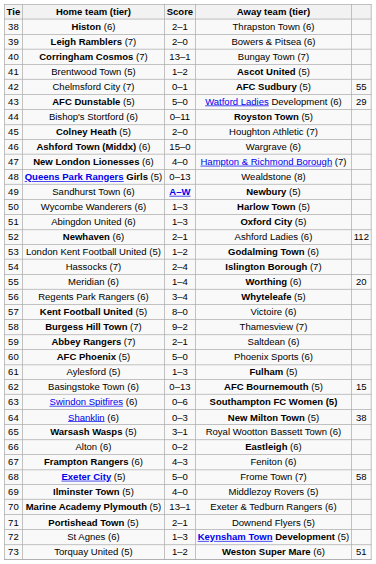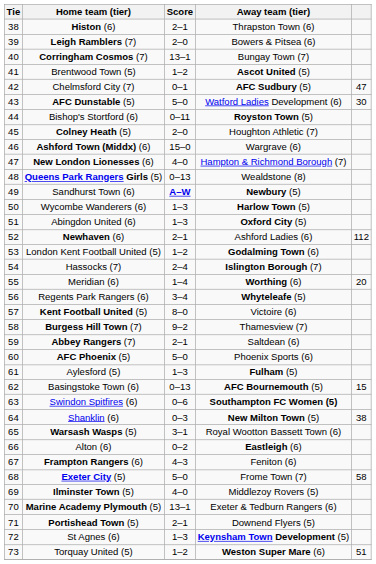(361, 86) 55 -> (361, 86) 47
(361, 101) 29 -> (361, 101) 30
